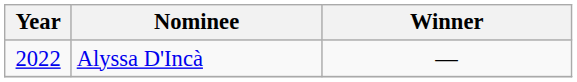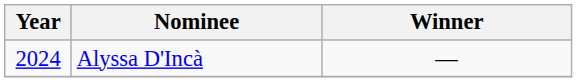(38, 58) 2022 -> (38, 58) 2024
